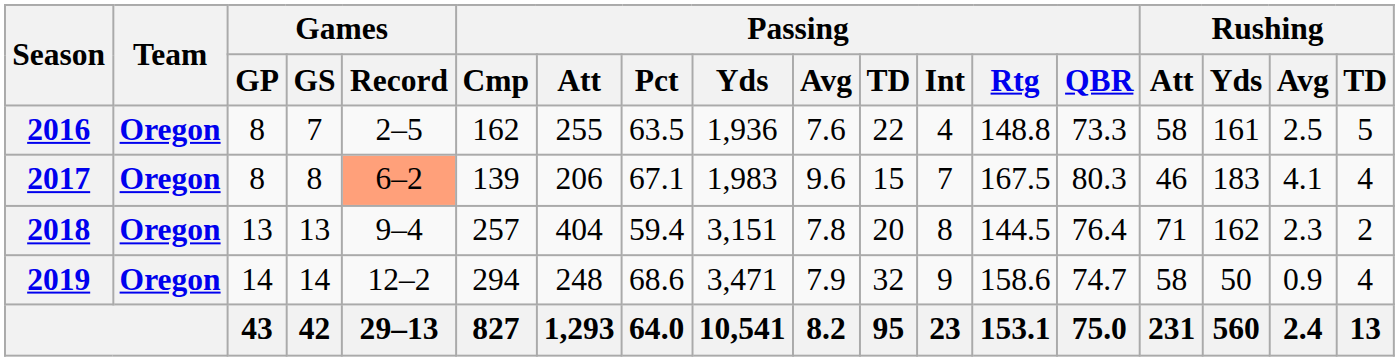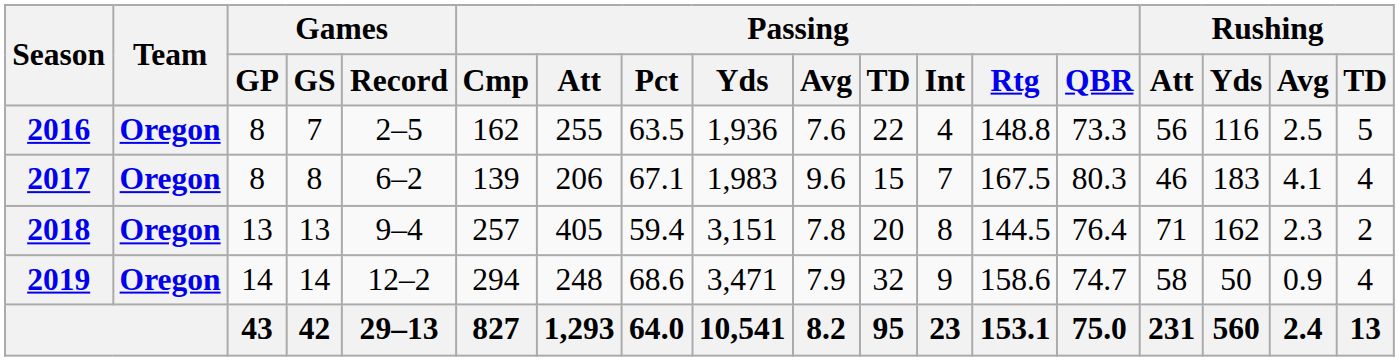(1172, 129) 58 -> (1172, 129) 56
(1236, 129) 161 -> (1236, 129) 116
(399, 179) lightsalmon background -> (399, 179) no background
(579, 229) 404 -> (579, 229) 405
